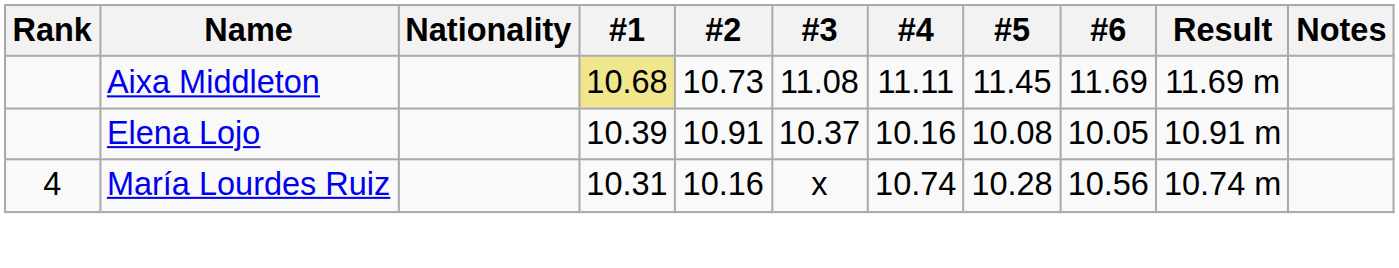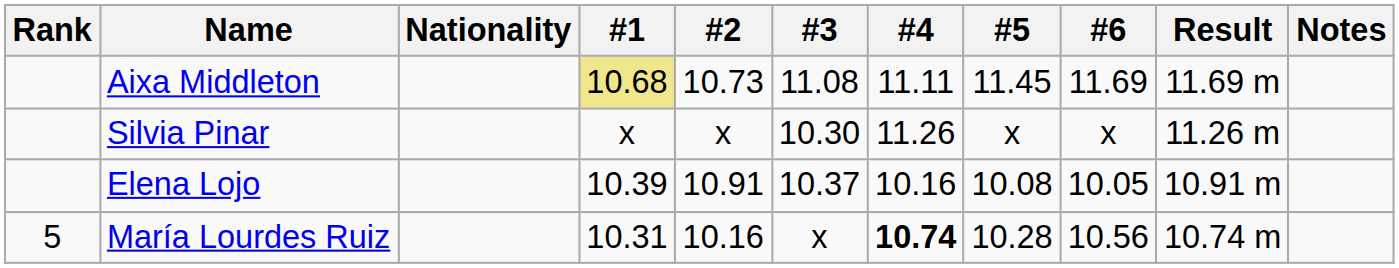+ row: (188, 133)
(52, 184) 4 -> (52, 236) 5
(916, 184) normal -> (916, 236) bold
